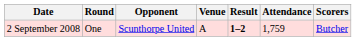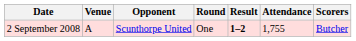columns swapped: (99, 12) <-> (212, 12)
(274, 28) 1,759 -> (274, 28) 1,755
